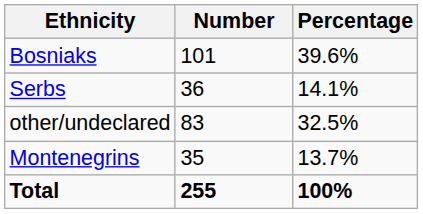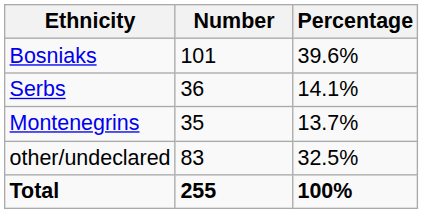rows swapped: (75, 157) <-> (90, 123)
